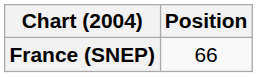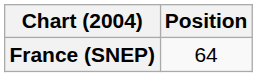(206, 54) 66 -> (206, 54) 64
